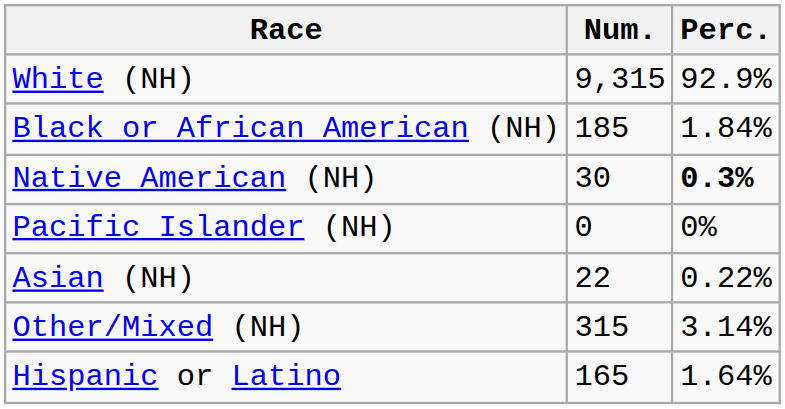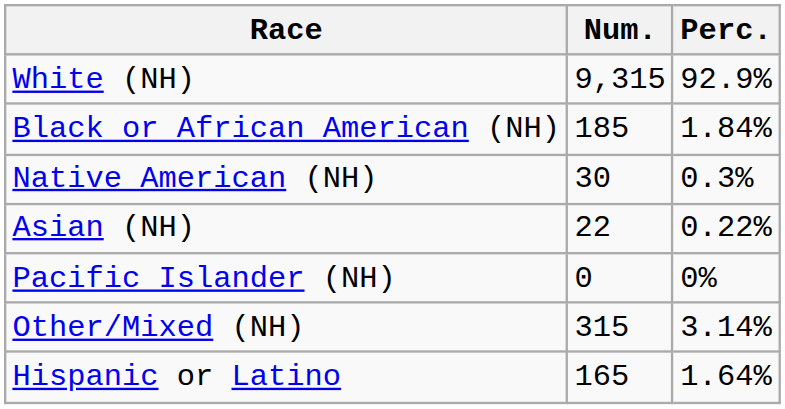(717, 179) bold -> (717, 179) normal
rows swapped: (104, 278) <-> (204, 228)
